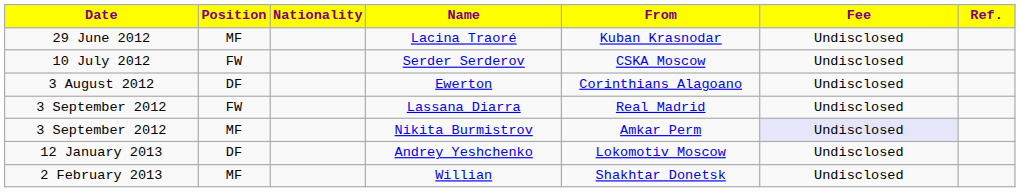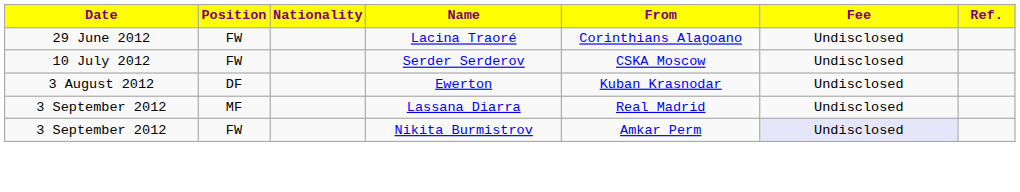(234, 38) MF -> (234, 38) FW
(661, 38) Kuban Krasnodar -> (661, 38) Corinthians Alagoano
(661, 84) Corinthians Alagoano -> (661, 84) Kuban Krasnodar
(234, 107) FW -> (234, 107) MF
(234, 130) MF -> (234, 130) FW
- row: (464, 152)
- row: (464, 175)
